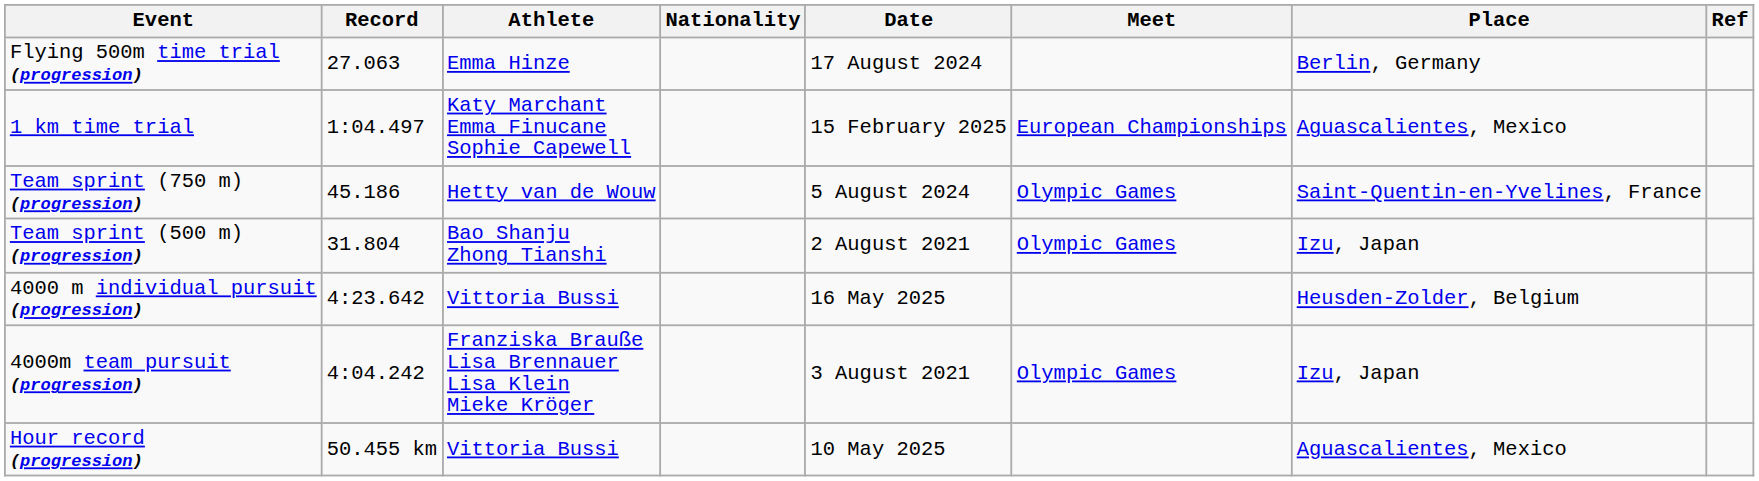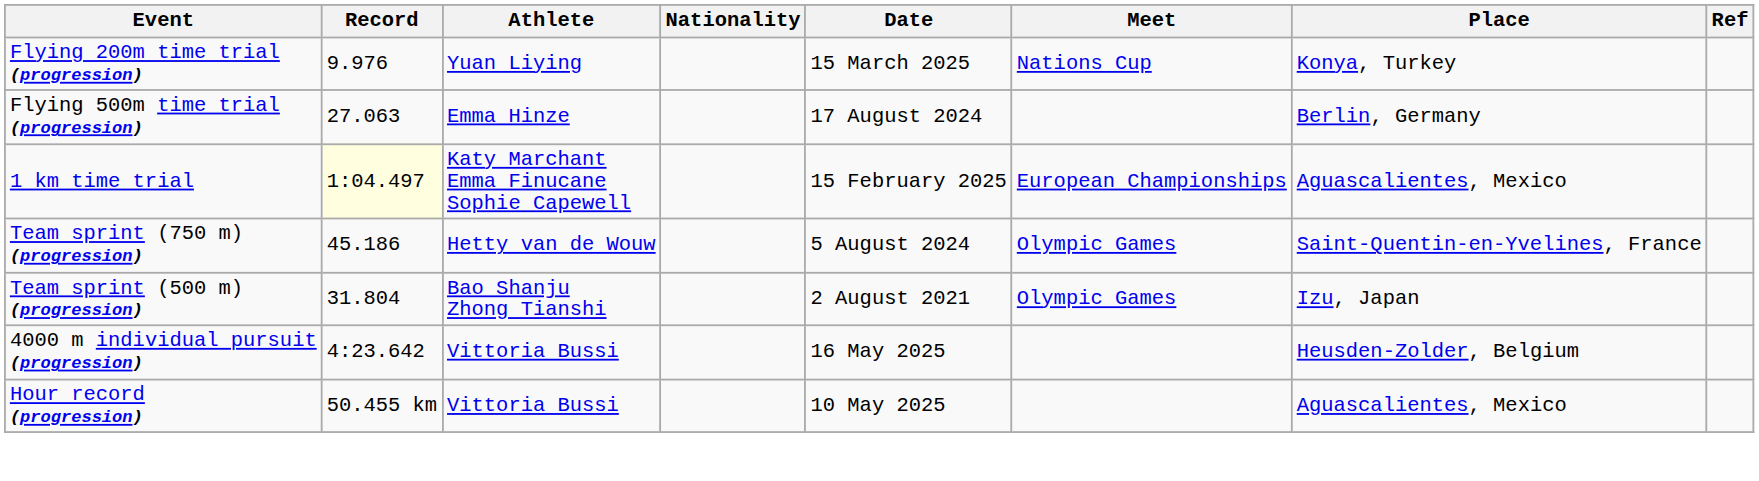+ row: (145, 64)
(376, 128) no background -> (376, 181) lightyellow background
- row: (120, 374)
